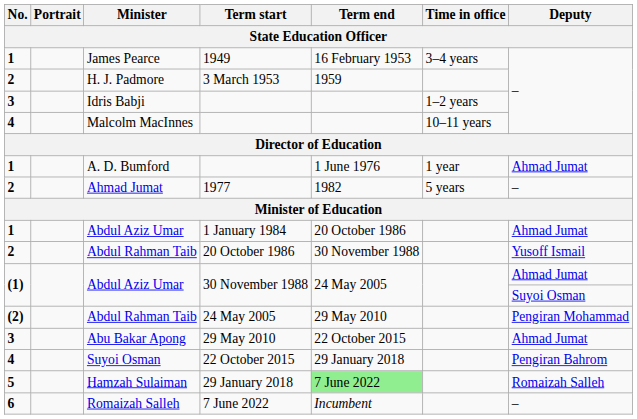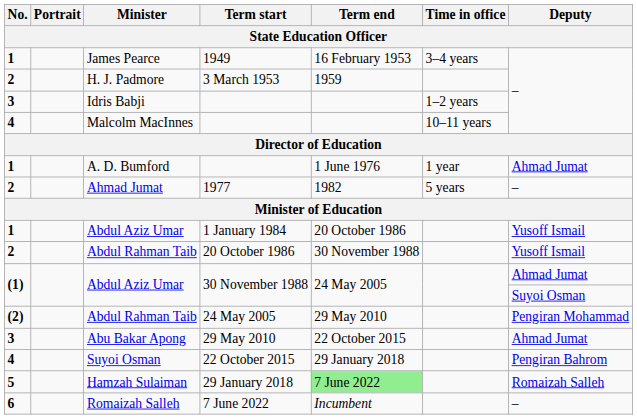(550, 230) Ahmad Jumat -> (548, 230) Yusoff Ismail
